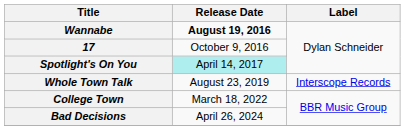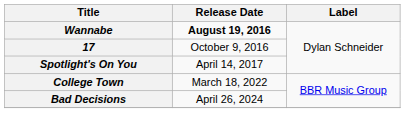(229, 64) paleturquoise background -> (229, 64) no background
- row: (88, 82)
